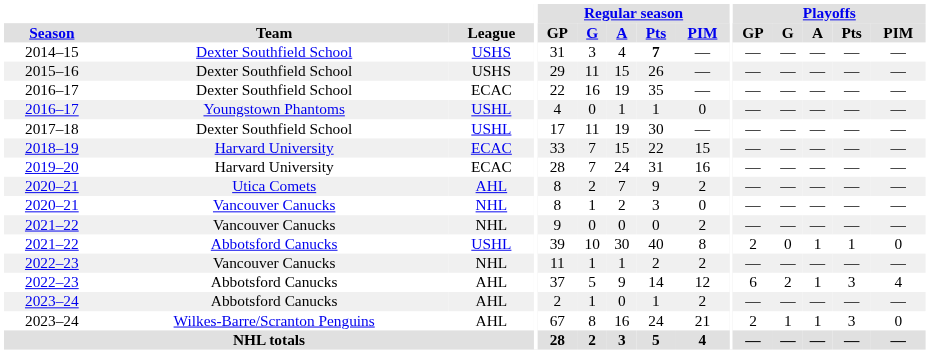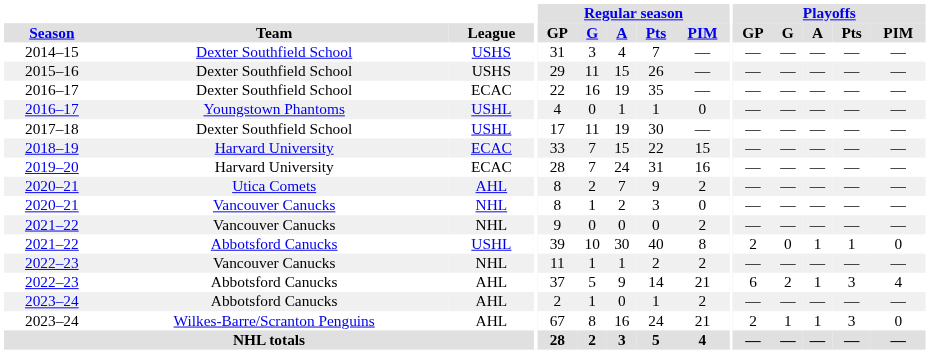(656, 52) bold -> (656, 52) normal
(702, 282) 12 -> (702, 282) 21
